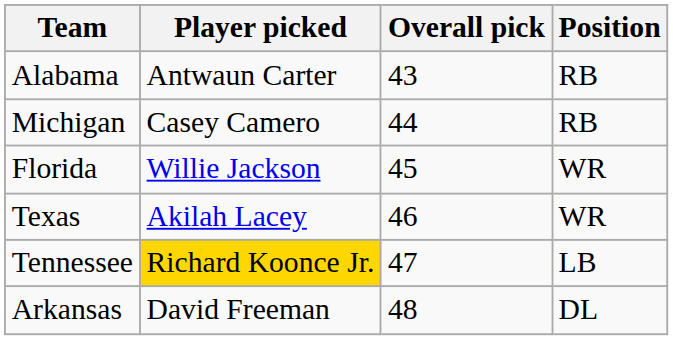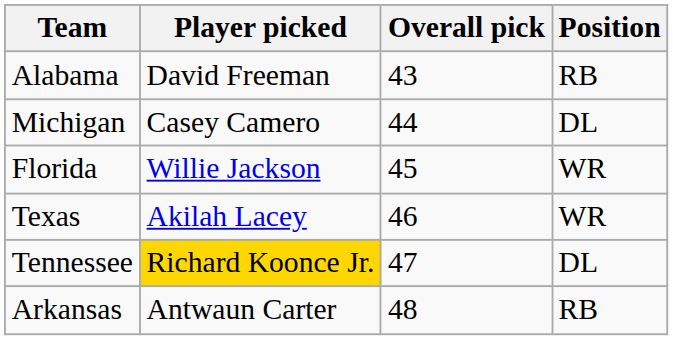(242, 74) Antwaun Carter -> (238, 74) David Freeman
(578, 121) RB -> (578, 121) DL
(578, 262) LB -> (578, 262) DL
(238, 309) David Freeman -> (242, 309) Antwaun Carter
(578, 309) DL -> (578, 309) RB
